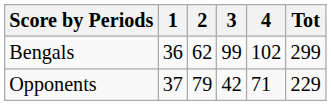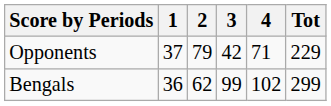rows swapped: (42, 52) <-> (53, 84)
